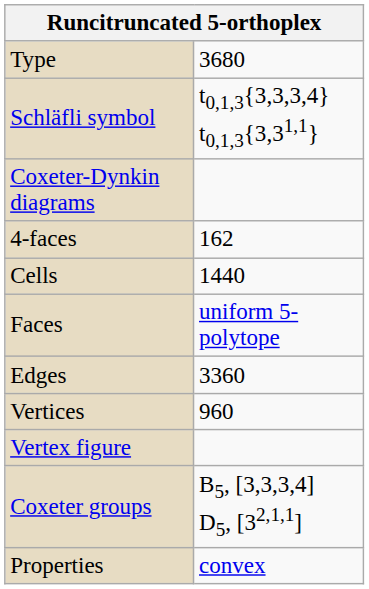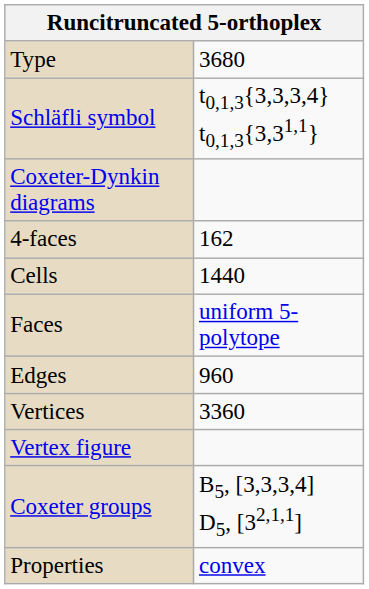(222, 374) 3360 -> (216, 374) 960
(216, 411) 960 -> (222, 411) 3360
